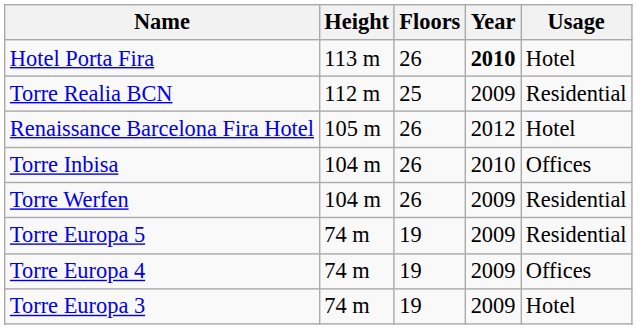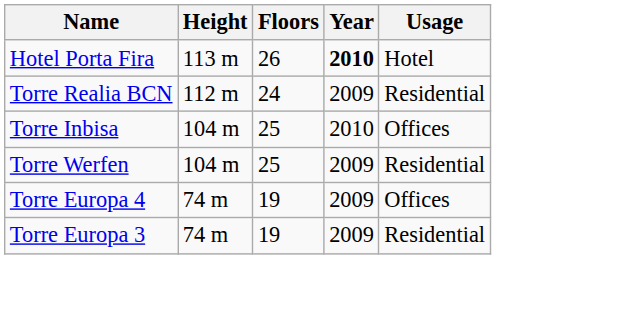(411, 93) 25 -> (269, 93) 24
- row: (162, 128)
(411, 164) 26 -> (269, 128) 25
(411, 199) 26 -> (269, 164) 25
- row: (77, 235)
(551, 306) Hotel -> (435, 235) Residential
